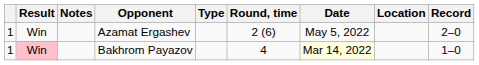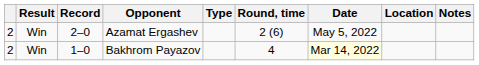columns swapped: (451, 13) <-> (76, 13)
(10, 32) 1 -> (10, 32) 2
(10, 50) 1 -> (10, 50) 2
(37, 50) pink background -> (37, 50) no background
